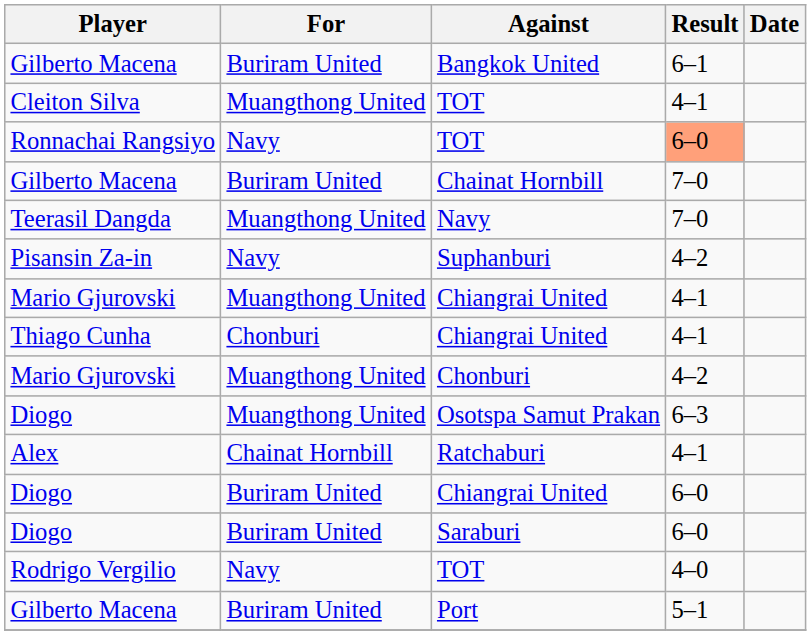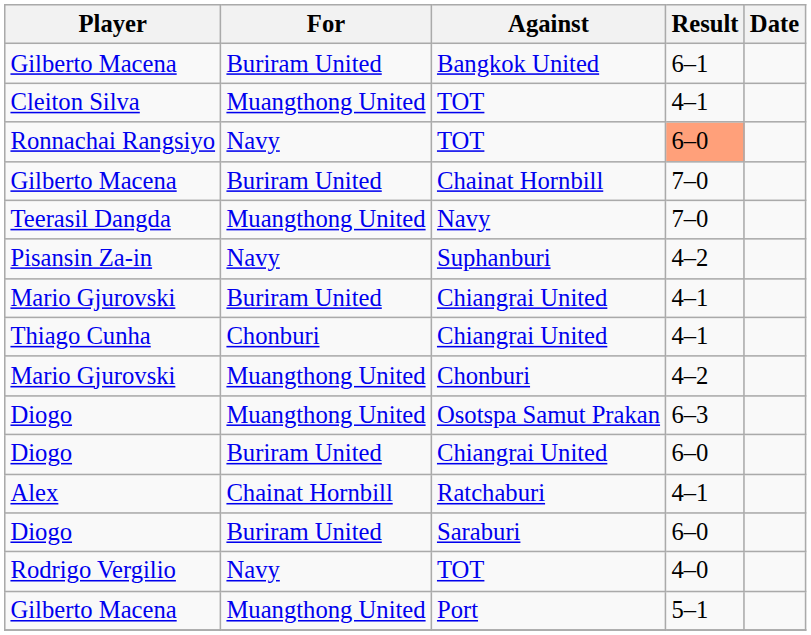(326, 297) Muangthong United -> (304, 297) Buriram United
rows swapped: (34, 453) <-> (41, 492)
(304, 610) Buriram United -> (326, 610) Muangthong United
